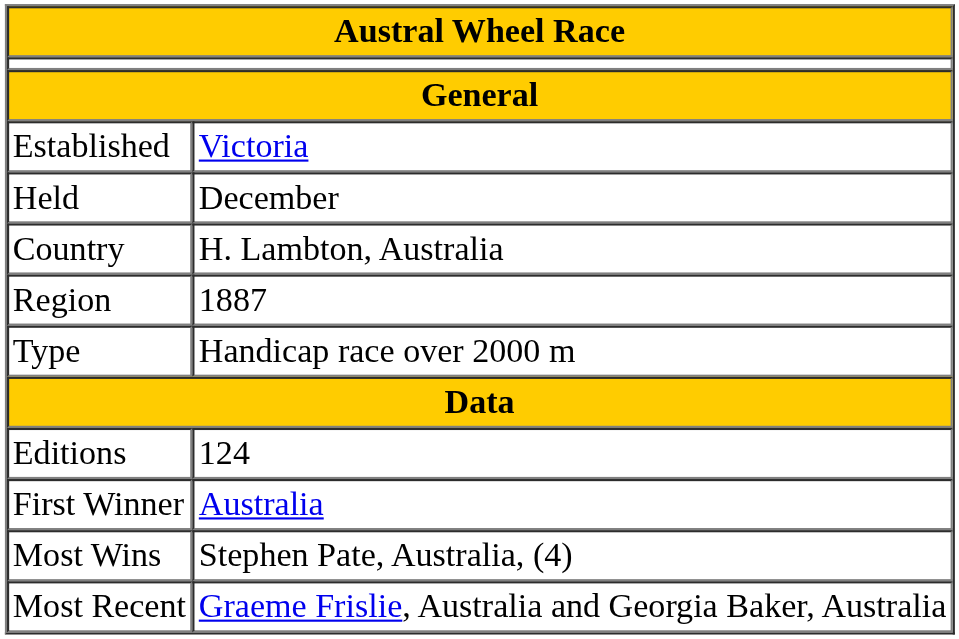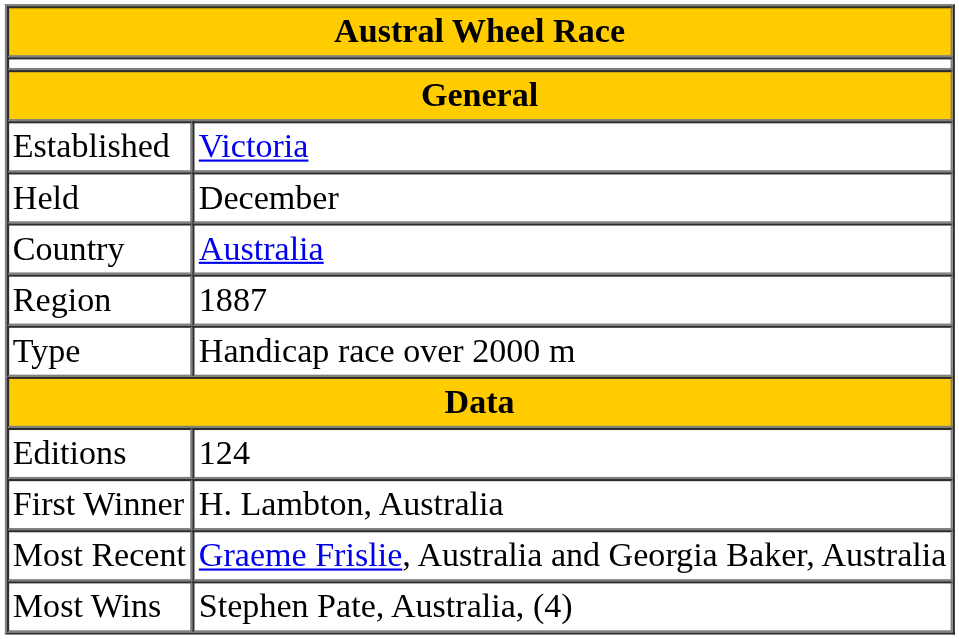(351, 248) H. Lambton, Australia -> (261, 248) Australia
(261, 504) Australia -> (351, 504) H. Lambton, Australia
rows swapped: (99, 606) <-> (87, 555)
